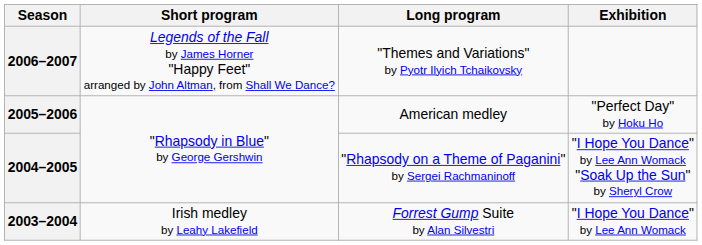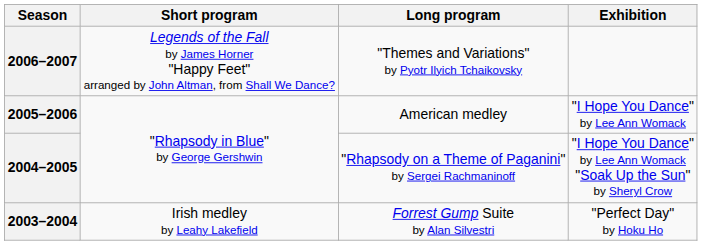(633, 114) "Perfect Day" by Hoku Ho -> (633, 114) "I Hope You Dance" by Lee Ann Womack
(633, 221) "I Hope You Dance" by Lee Ann Womack -> (633, 221) "Perfect Day" by Hoku Ho
